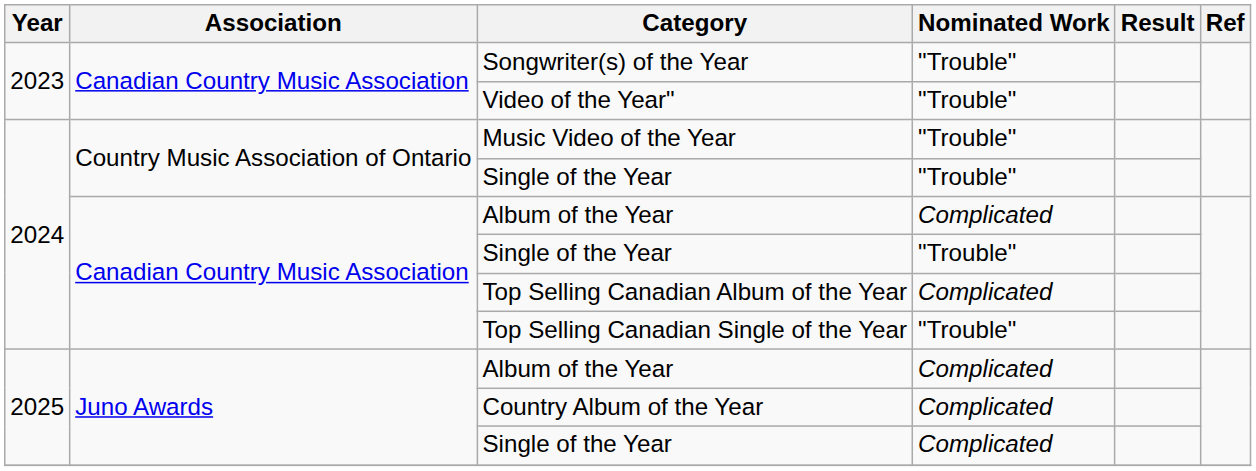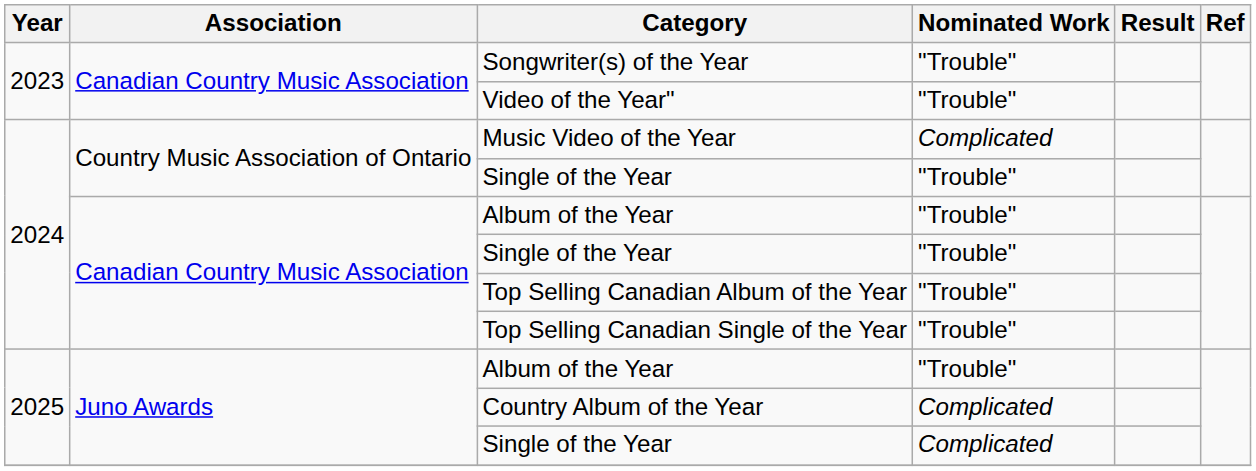(967, 138) "Trouble" -> (985, 138) Complicated
(985, 215) Complicated -> (967, 215) "Trouble"
(985, 291) Complicated -> (967, 291) "Trouble"
(985, 368) Complicated -> (967, 368) "Trouble"
